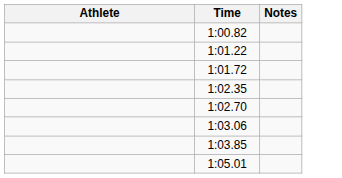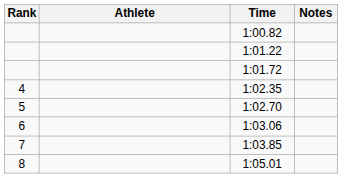+ column: (22, 13)
